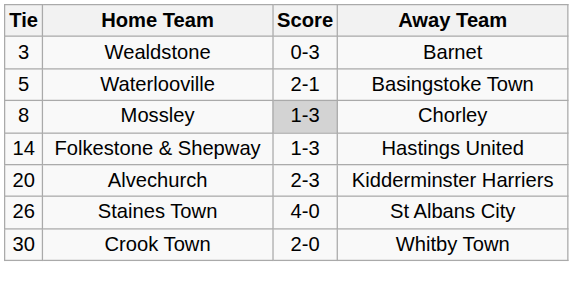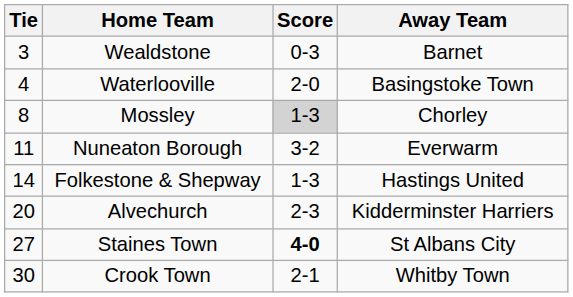(24, 84) 5 -> (24, 84) 4
(305, 84) 2-1 -> (305, 84) 2-0
+ row: (158, 148)
(24, 212) 26 -> (24, 244) 27
(305, 212) normal -> (305, 244) bold
(305, 244) 2-0 -> (305, 276) 2-1
